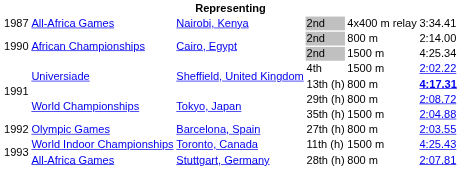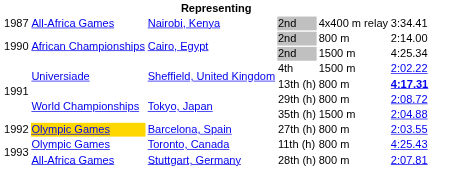(71, 129) no background -> (71, 129) gold background
(102, 145) World Indoor Championships -> (71, 145) Olympic Games
(366, 145) 1500 m -> (334, 145) 800 m
